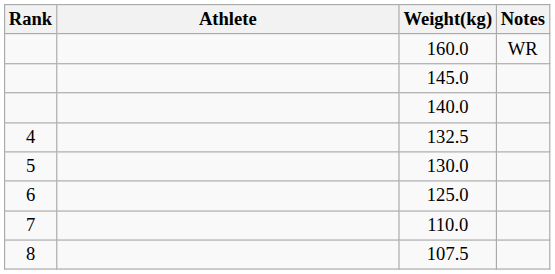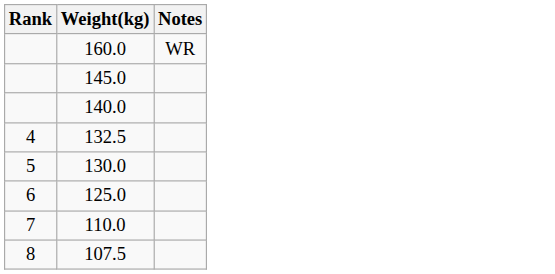- column: (228, 19)
